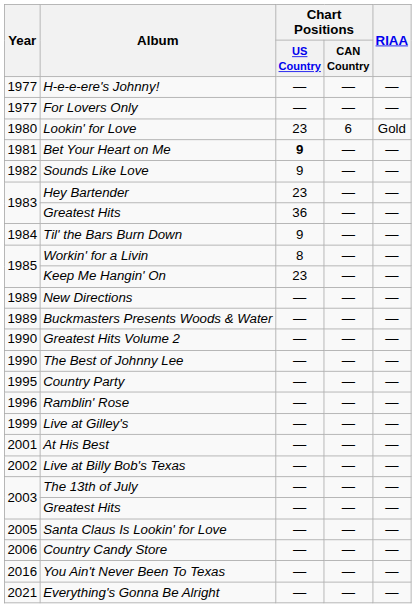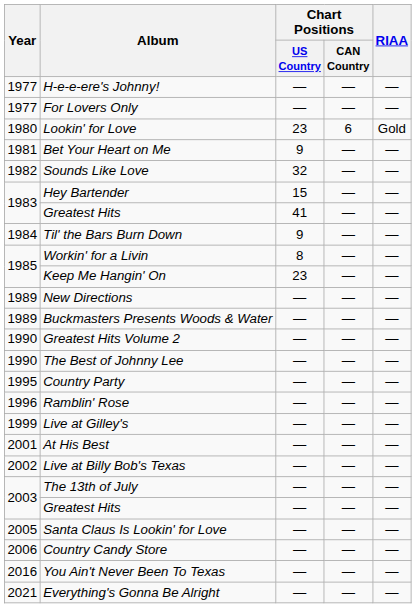(300, 150) bold -> (300, 150) normal
(300, 171) 9 -> (300, 171) 32
(300, 192) 23 -> (300, 192) 15
(300, 213) 36 -> (300, 213) 41
